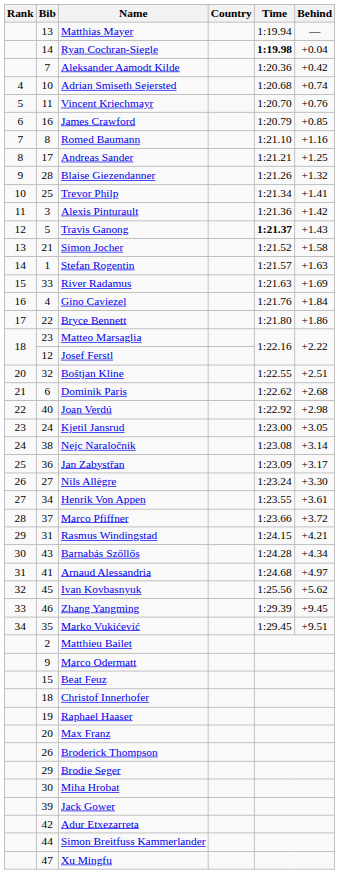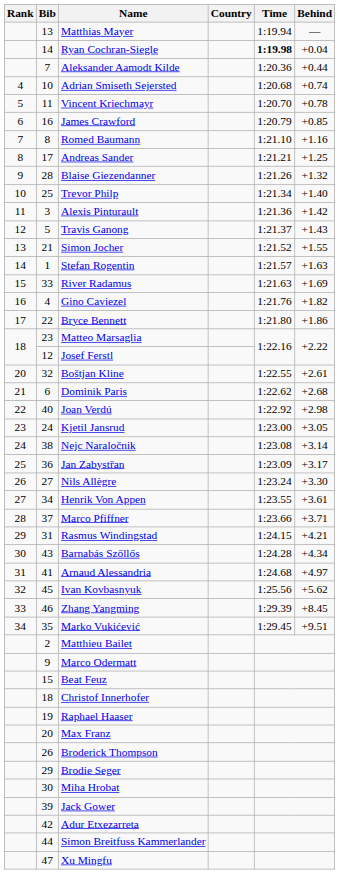(315, 67) +0.42 -> (315, 67) +0.44
(315, 103) +0.76 -> (315, 103) +0.78
(315, 193) +1.41 -> (315, 193) +1.40
(275, 229) bold -> (275, 229) normal
(315, 247) +1.58 -> (315, 247) +1.55
(315, 301) +1.84 -> (315, 301) +1.82
(315, 373) +2.51 -> (315, 373) +2.61
(315, 517) +3.72 -> (315, 517) +3.71
(315, 608) +9.45 -> (315, 608) +8.45
